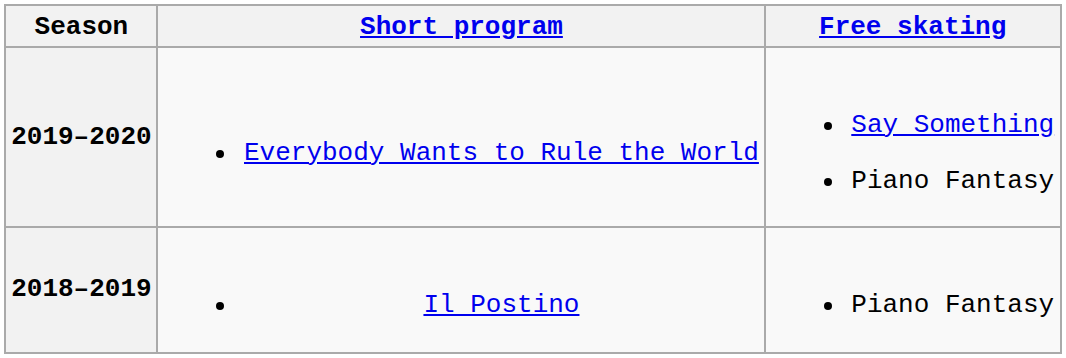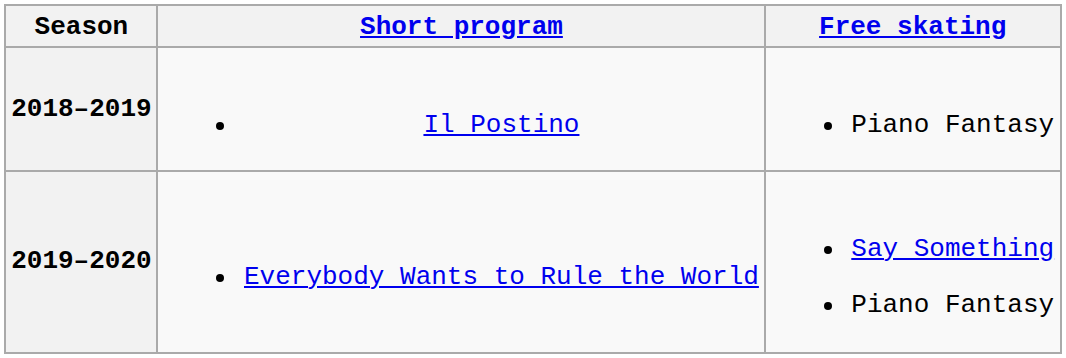rows swapped: (81, 138) <-> (81, 290)
